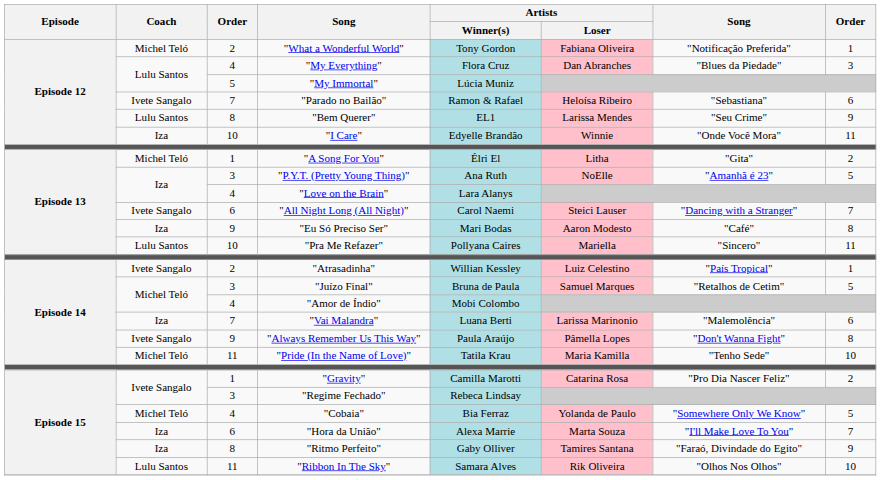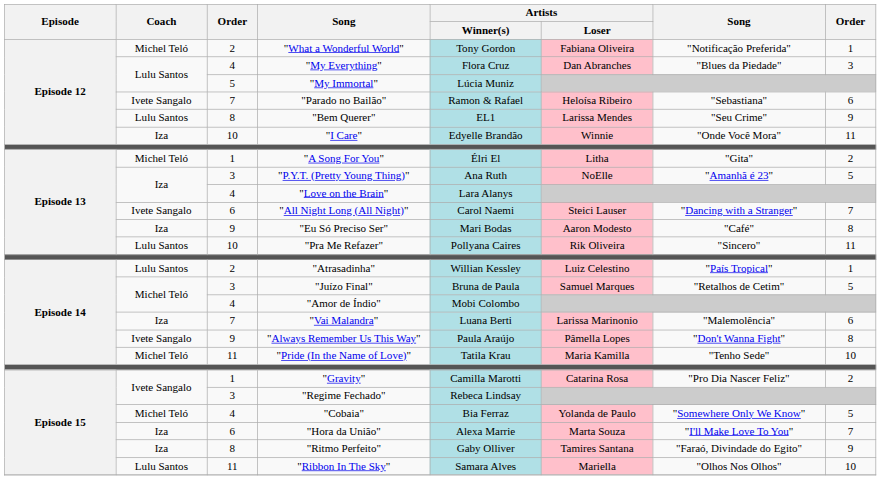(597, 245) Mariella -> (597, 245) Rik Oliveira
(161, 268) Ivete Sangalo -> (161, 268) Lulu Santos
(597, 466) Rik Oliveira -> (597, 466) Mariella
